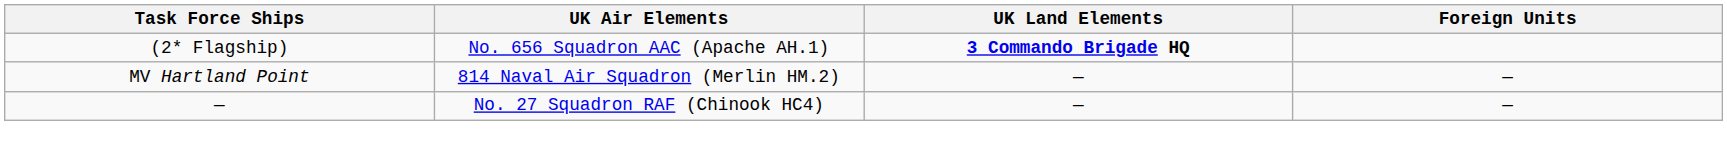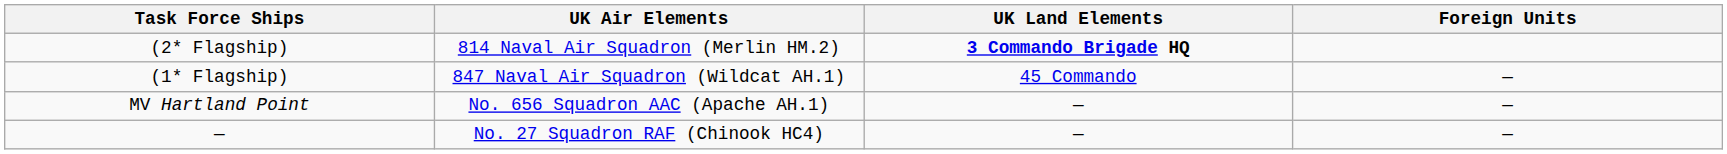(649, 48) No. 656 Squadron AAC (Apache AH.1) -> (649, 48) 814 Naval Air Squadron (Merlin HM.2)
+ row: (219, 77)
(649, 77) 814 Naval Air Squadron (Merlin HM.2) -> (649, 106) No. 656 Squadron AAC (Apache AH.1)
